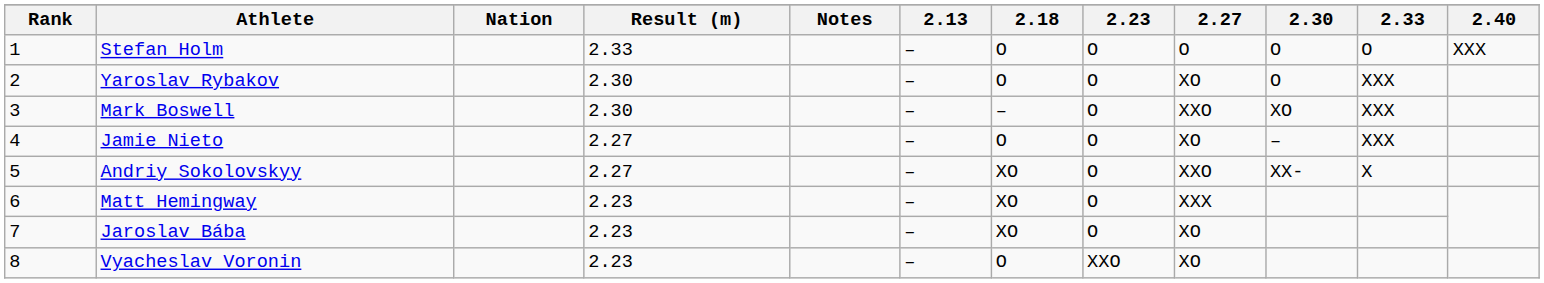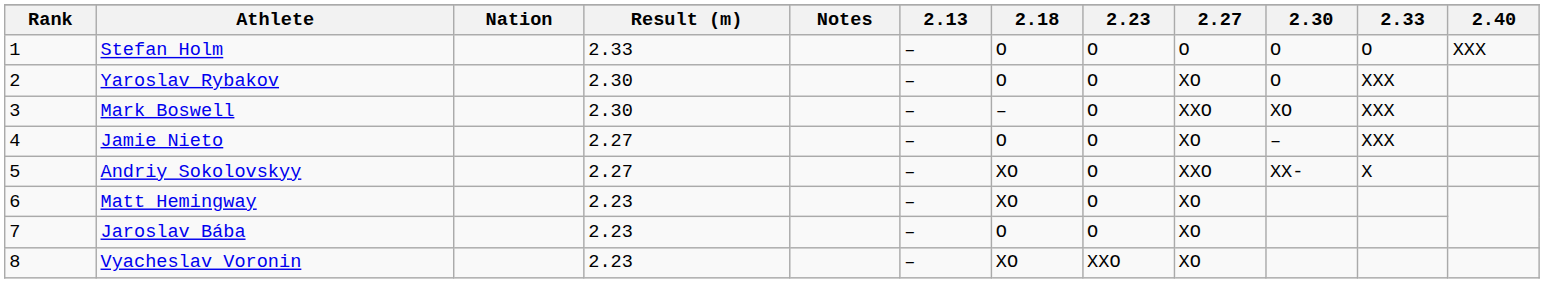(1195, 202) XXX -> (1190, 202) XO
(1007, 232) XO -> (1001, 232) O
(1001, 262) O -> (1007, 262) XO
